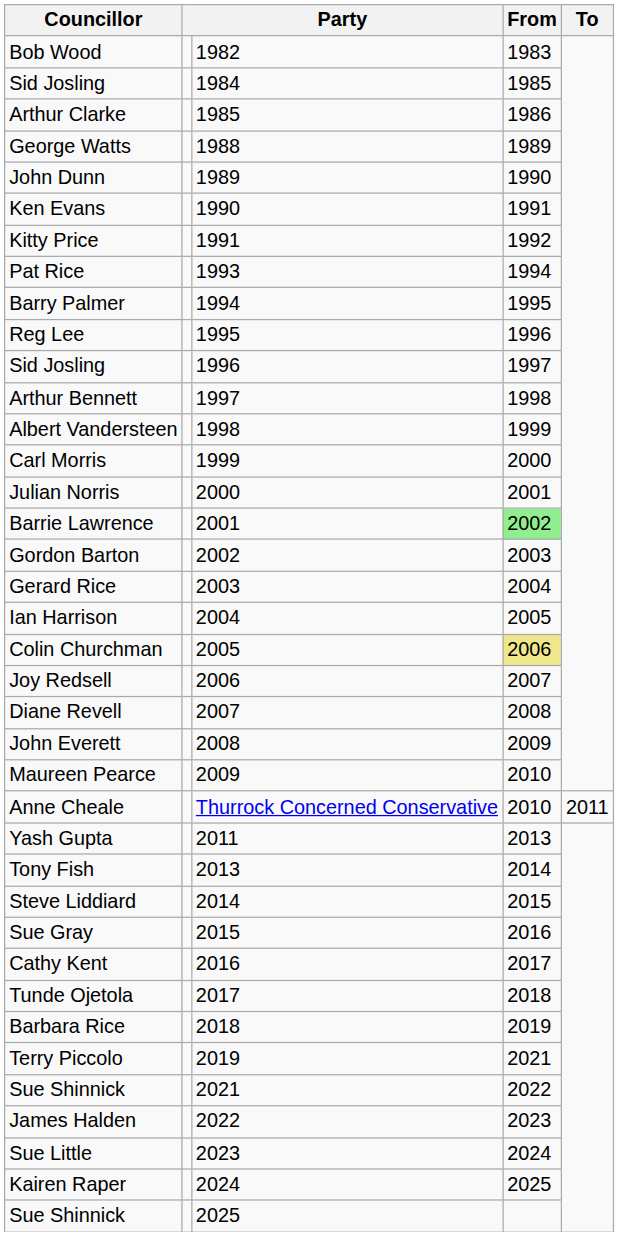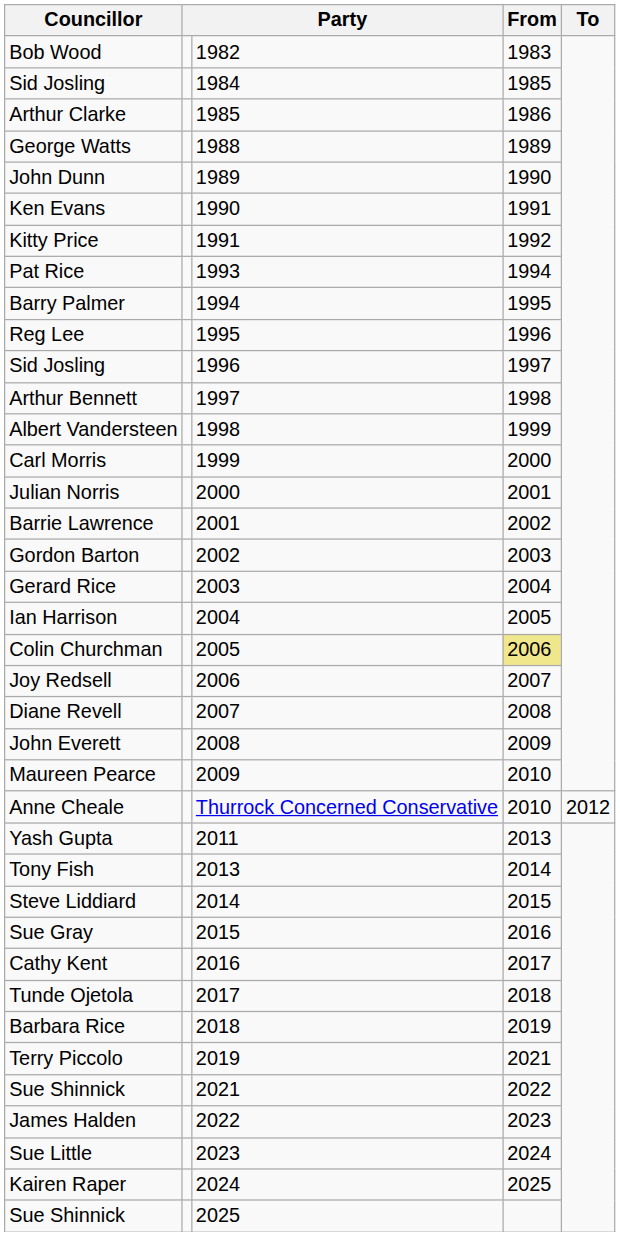(529, 523) lightgreen background -> (529, 523) no background
(587, 806) 2011 -> (588, 806) 2012
